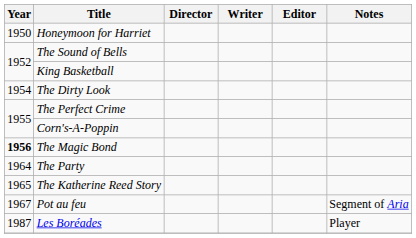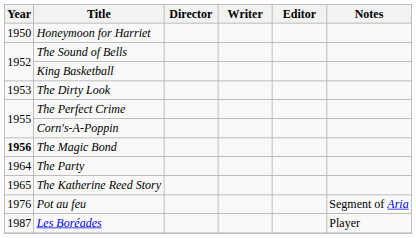(19, 90) 1954 -> (19, 90) 1953
(19, 204) 1967 -> (19, 204) 1976
